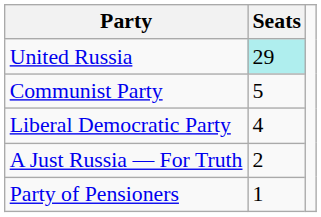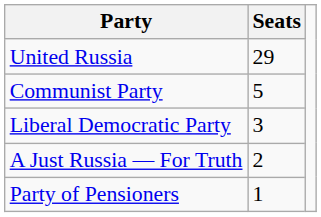(263, 56) paleturquoise background -> (263, 56) no background
(258, 125) 4 -> (258, 125) 3
